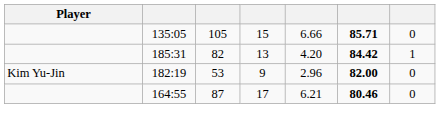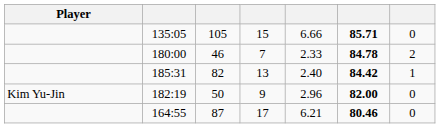+ row: (169, 53)
(311, 53) 4.20 -> (311, 73) 2.40
(218, 73) 53 -> (218, 93) 50
